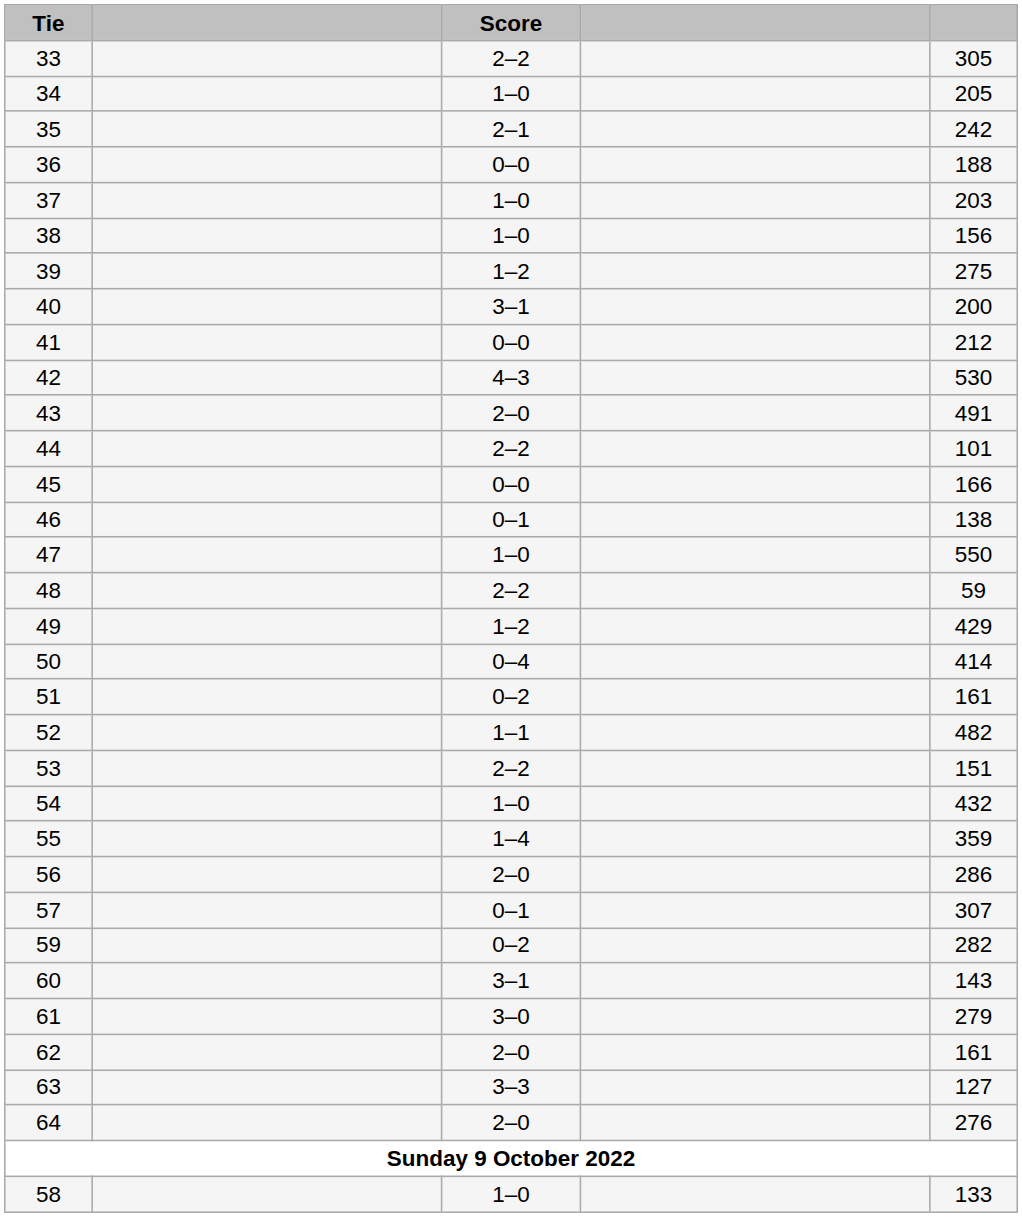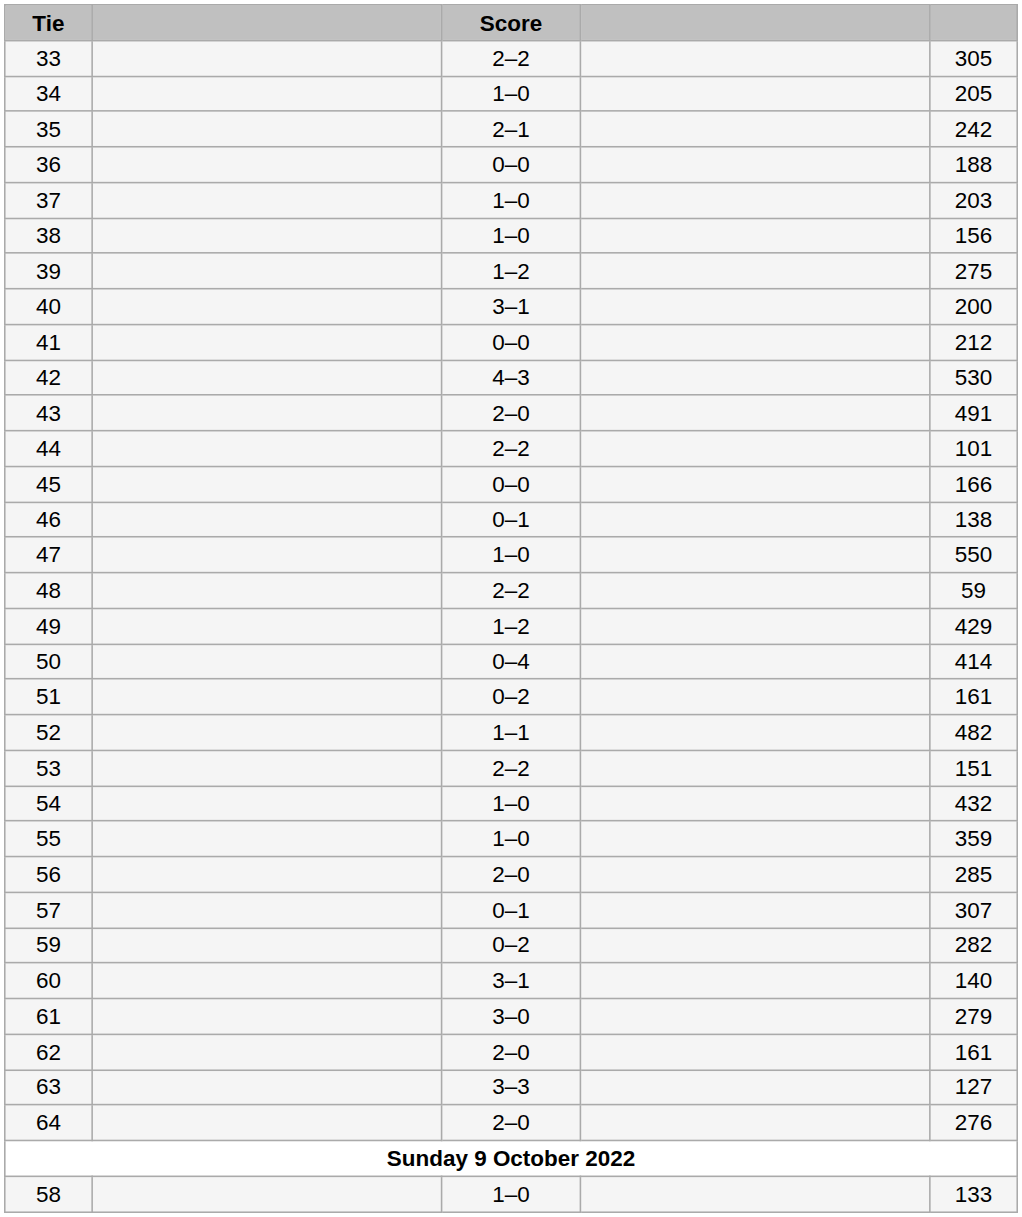(511, 839) 1–4 -> (511, 839) 1–0
(974, 875) 286 -> (974, 875) 285
(974, 981) 143 -> (974, 981) 140
